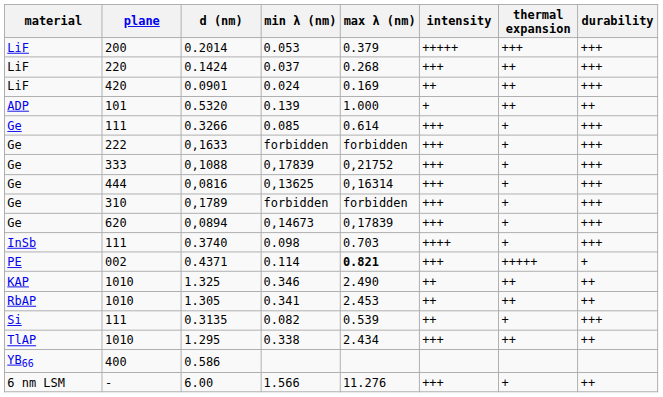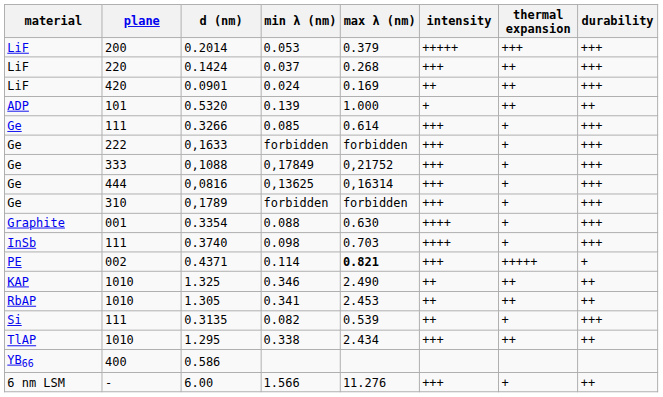(289, 164) 0,17839 -> (289, 164) 0,17849
- row: (206, 223)
+ row: (206, 223)
